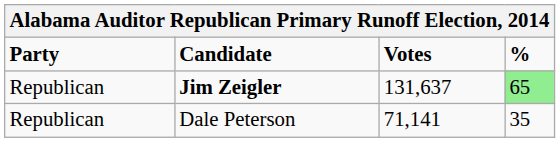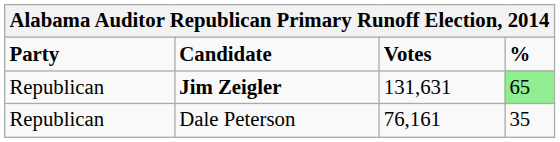(418, 86) 131,637 -> (418, 86) 131,631
(412, 119) 71,141 -> (412, 119) 76,161
